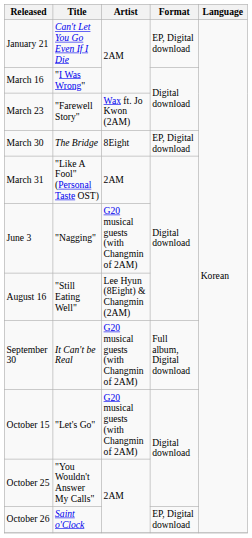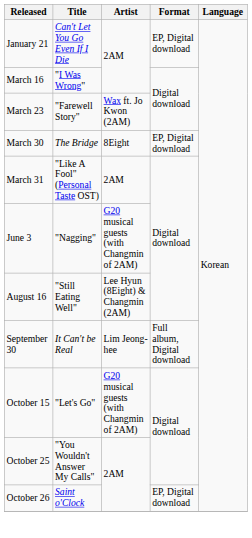(124, 355) G20 musical guests (with Changmin of 2AM) -> (126, 344) Lim Jeong-hee
